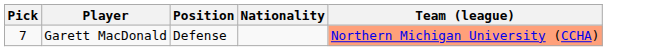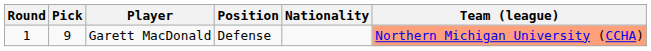+ column: (27, 15)
(23, 36) 7 -> (67, 36) 9
